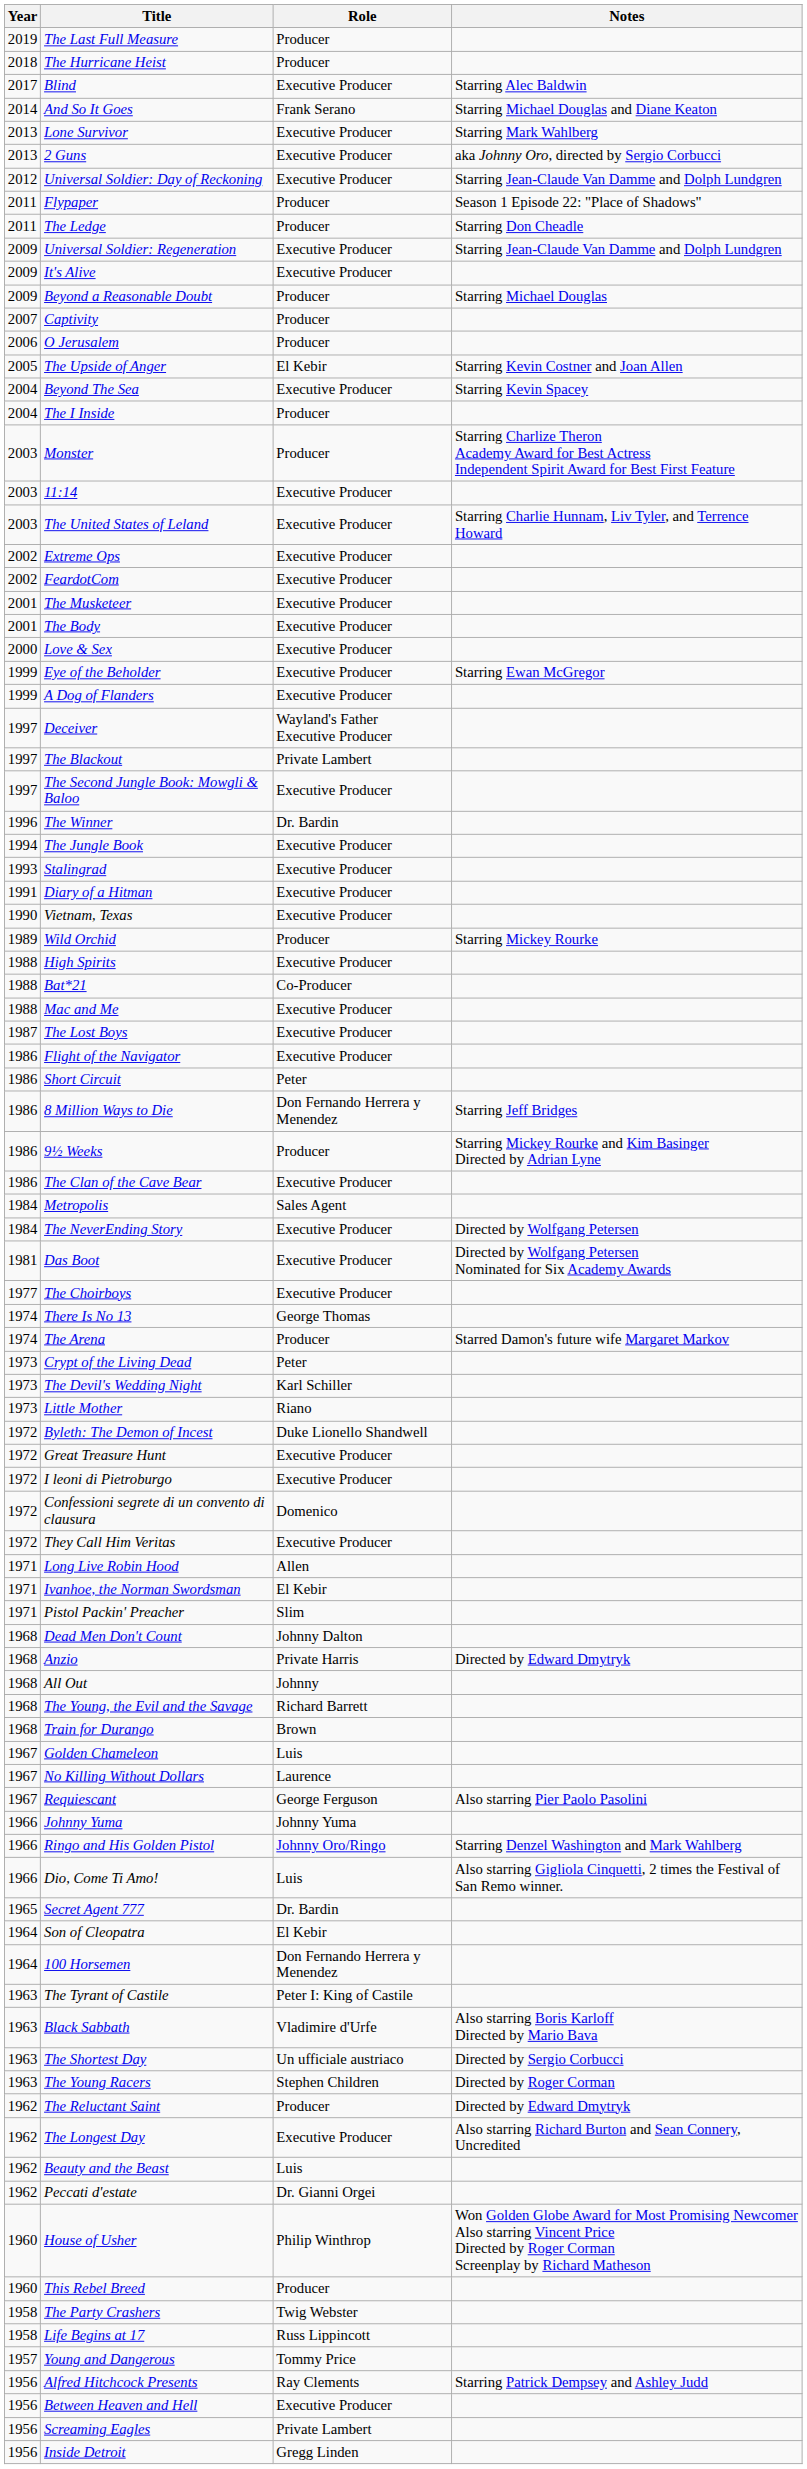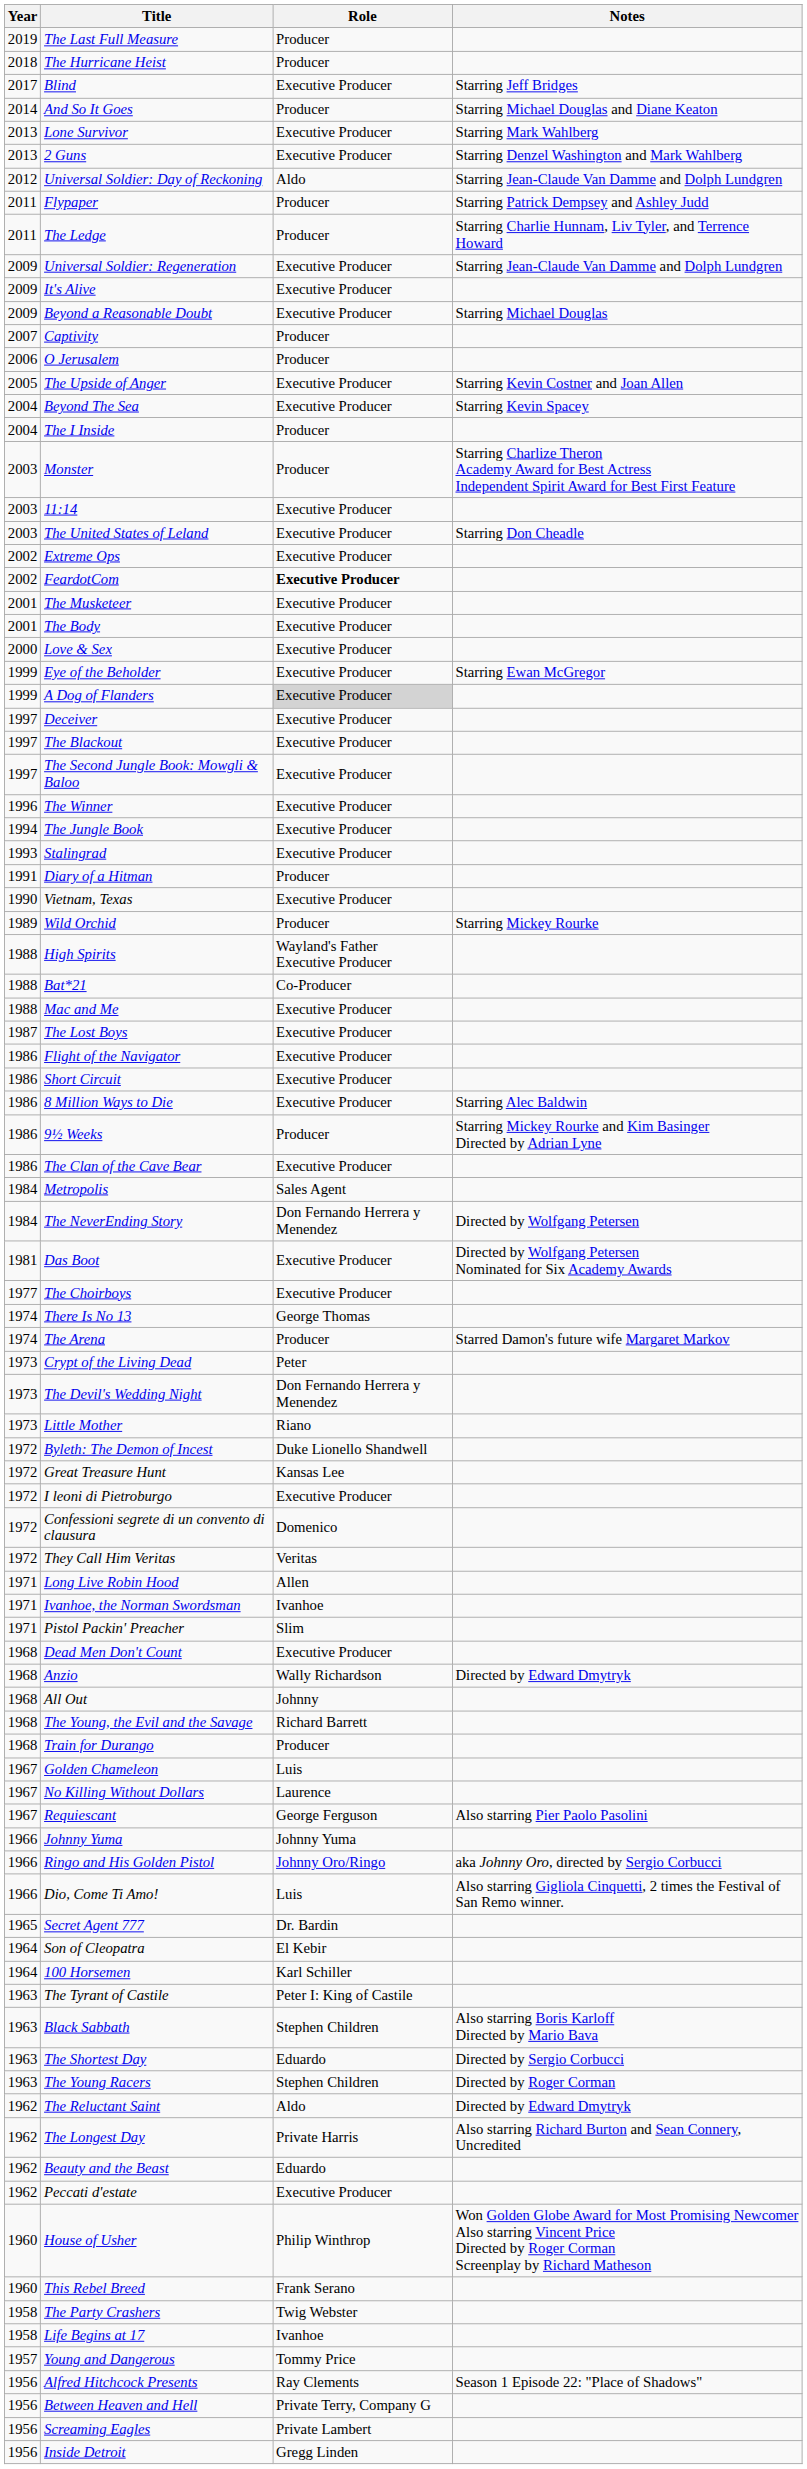(521, 86) Starring Alec Baldwin -> (517, 86) Starring Jeff Bridges
(316, 109) Frank Serano -> (303, 109) Producer
(588, 156) aka Johnny Oro, directed by Sergio Corbucci -> (599, 156) Starring Denzel Washington and Mark Wahlberg
(334, 179) Executive Producer -> (291, 179) Aldo
(578, 202) Season 1 Episode 22: "Place of Shadows" -> (582, 202) Starring Patrick Dempsey and Ashley Judd
(519, 226) Starring Don Cheadle -> (602, 234) Starring Charlie Hunnam, Liv Tyler, and Terrence Howard
(303, 296) Producer -> (334, 312) Executive Producer
(301, 366) El Kebir -> (334, 382) Executive Producer
(602, 524) Starring Charlie Hunnam, Liv Tyler, and Terrence Howard -> (520, 532) Starring Don Cheadle
(334, 579) normal -> (338, 579) bold
(334, 696) no background -> (334, 696) lightgrey background
(334, 727) Wayland's Father Executive Producer -> (334, 719) Executive Producer
(324, 759) Private Lambert -> (334, 742) Executive Producer
(307, 822) Dr. Bardin -> (334, 806) Executive Producer
(334, 892) Executive Producer -> (303, 876) Producer
(334, 962) Executive Producer -> (334, 954) Wayland's Father Executive Producer
(291, 1079) Peter -> (334, 1079) Executive Producer
(348, 1111) Don Fernando Herrera y Menendez -> (334, 1102) Executive Producer
(516, 1111) Starring Jeff Bridges -> (521, 1102) Starring Alec Baldwin
(334, 1229) Executive Producer -> (348, 1221) Don Fernando Herrera y Menendez
(314, 1385) Karl Schiller -> (348, 1394) Don Fernando Herrera y Menendez
(334, 1455) Executive Producer -> (310, 1472) Kansas Lee
(334, 1542) Executive Producer -> (297, 1559) Veritas
(301, 1589) El Kebir -> (300, 1605) Ivanhoe
(319, 1635) Johnny Dalton -> (334, 1652) Executive Producer
(317, 1659) Private Harris -> (329, 1675) Wally Richardson
(296, 1729) Brown -> (303, 1745) Producer
(598, 1846) Starring Denzel Washington and Mark Wahlberg -> (589, 1862) aka Johnny Oro, directed by Sergio Corbucci
(348, 1964) Don Fernando Herrera y Menendez -> (314, 1972) Karl Schiller
(327, 2027) Vladimire d'Urfe -> (327, 2027) Stephen Children
(340, 2059) Un ufficiale austriaco -> (301, 2059) Eduardo
(303, 2105) Producer -> (291, 2105) Aldo
(334, 2137) Executive Producer -> (317, 2137) Private Harris
(289, 2169) Luis -> (301, 2169) Eduardo
(326, 2192) Dr. Gianni Orgei -> (334, 2192) Executive Producer
(303, 2288) Producer -> (316, 2288) Frank Serano
(323, 2335) Russ Lippincott -> (300, 2335) Ivanhoe
(581, 2382) Starring Patrick Dempsey and Ashley Judd -> (579, 2382) Season 1 Episode 22: "Place of Shadows"
(334, 2405) Executive Producer -> (353, 2405) Private Terry, Company G
